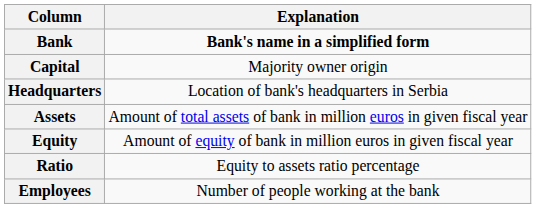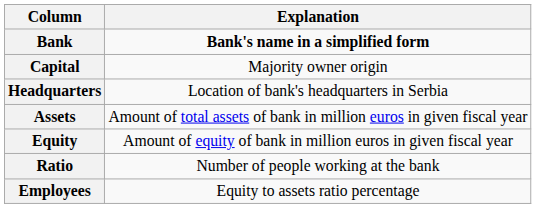(318, 166) Equity to assets ratio percentage -> (318, 166) Number of people working at the bank
(318, 191) Number of people working at the bank -> (318, 191) Equity to assets ratio percentage
